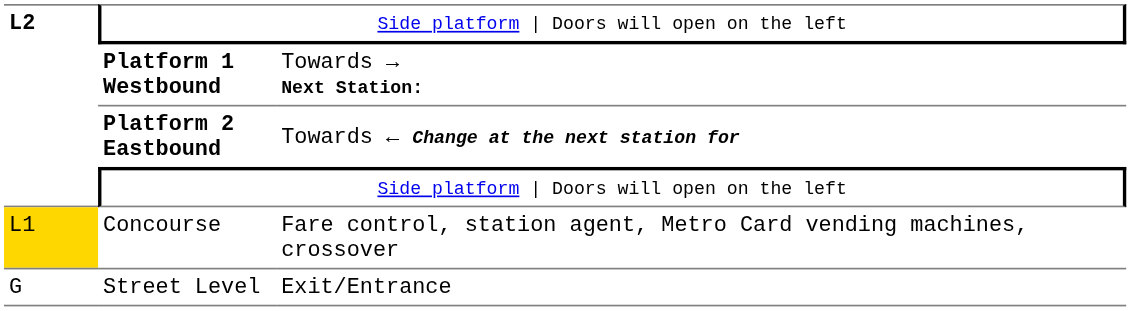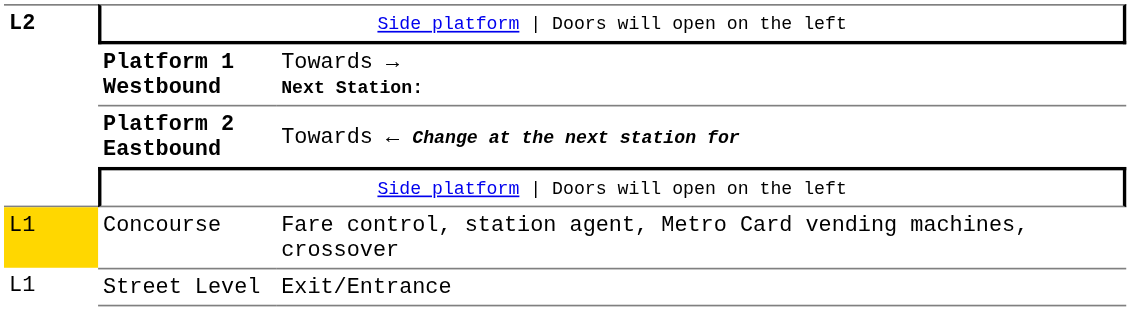(16, 287) G -> (22, 285) L1
